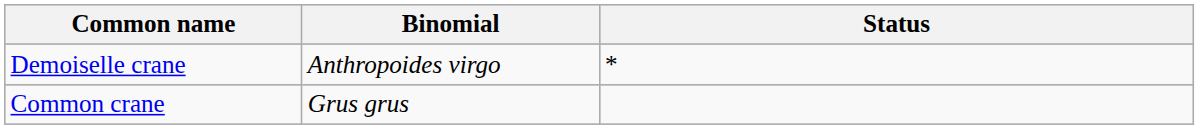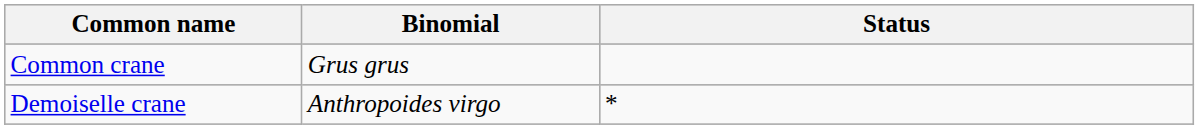rows swapped: (98, 64) <-> (88, 104)
